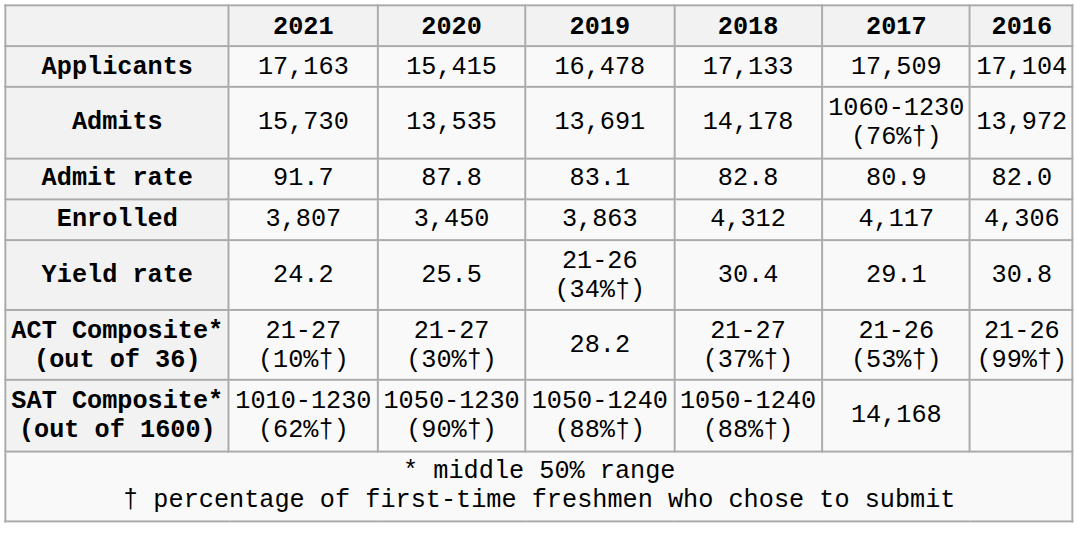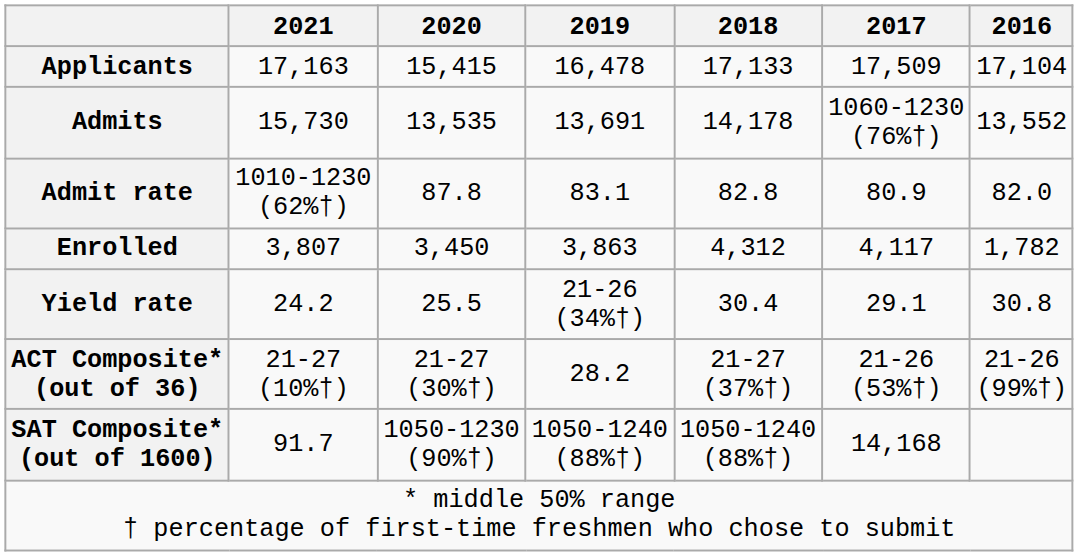(1022, 123) 13,972 -> (1022, 123) 13,552
(303, 178) 91.7 -> (303, 193) 1010-1230 (62%†)
(1022, 219) 4,306 -> (1022, 249) 1,782
(303, 415) 1010-1230 (62%†) -> (303, 445) 91.7
